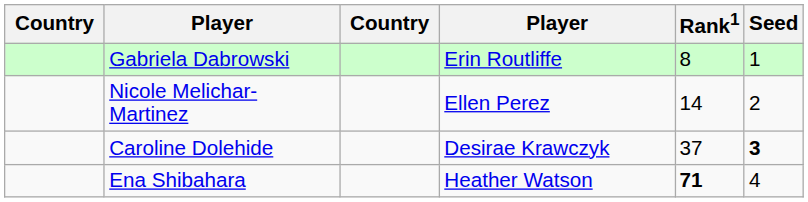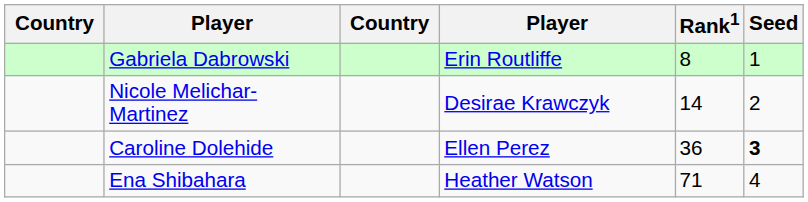(497, 103) Ellen Perez -> (527, 103) Desirae Krawczyk
(527, 147) Desirae Krawczyk -> (497, 147) Ellen Perez
(691, 147) 37 -> (691, 147) 36
(691, 180) bold -> (691, 180) normal
